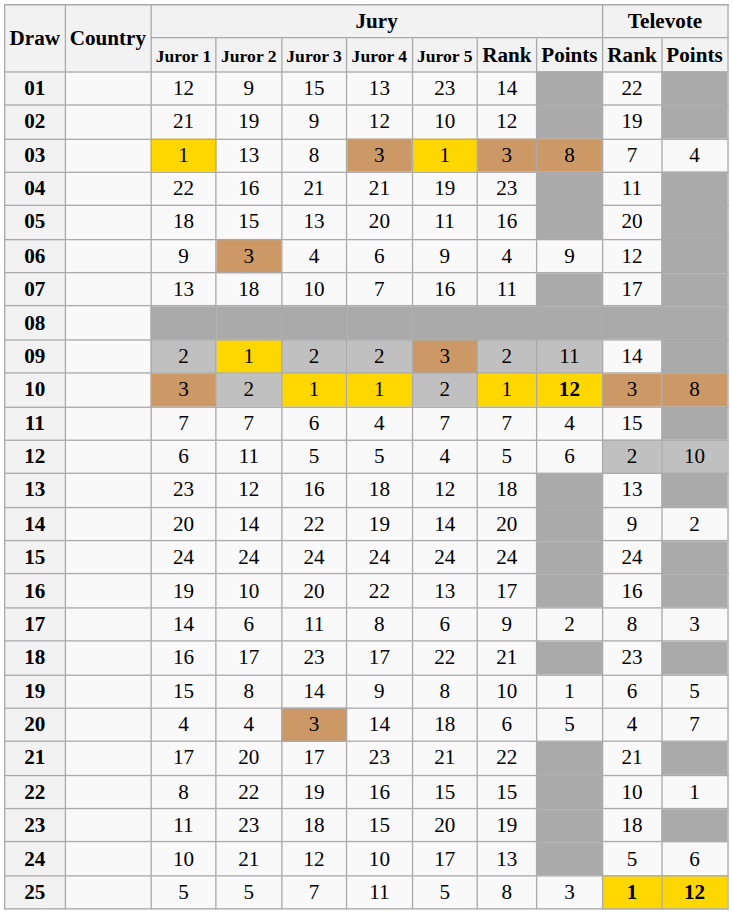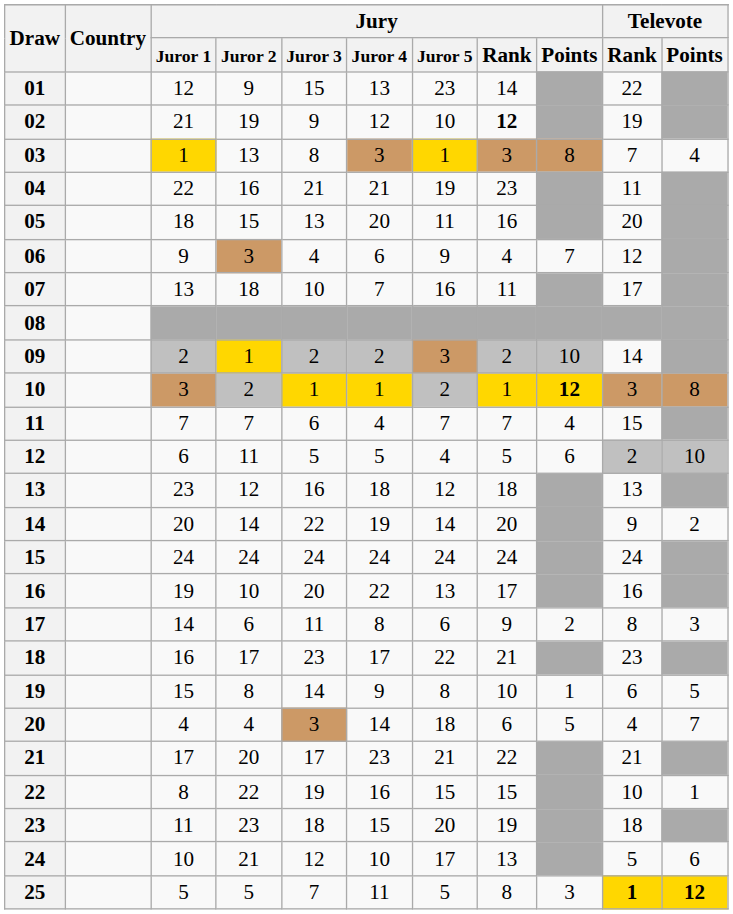(507, 121) normal -> (507, 121) bold
(569, 255) 9 -> (569, 255) 7
(569, 356) 11 -> (569, 356) 10
